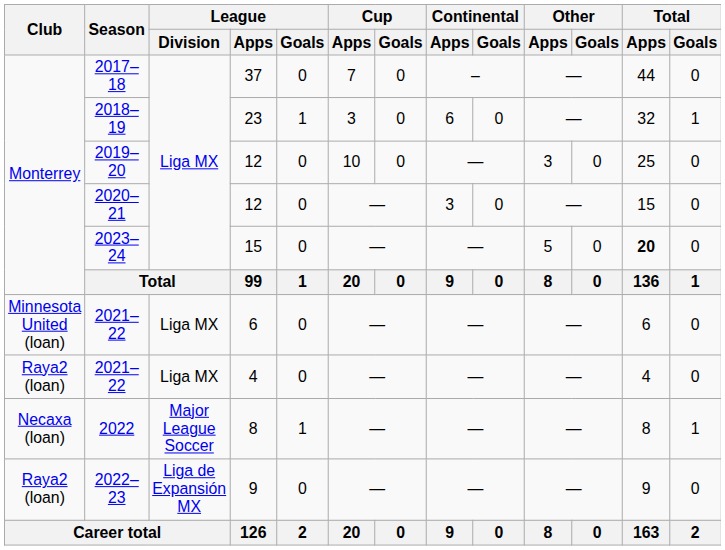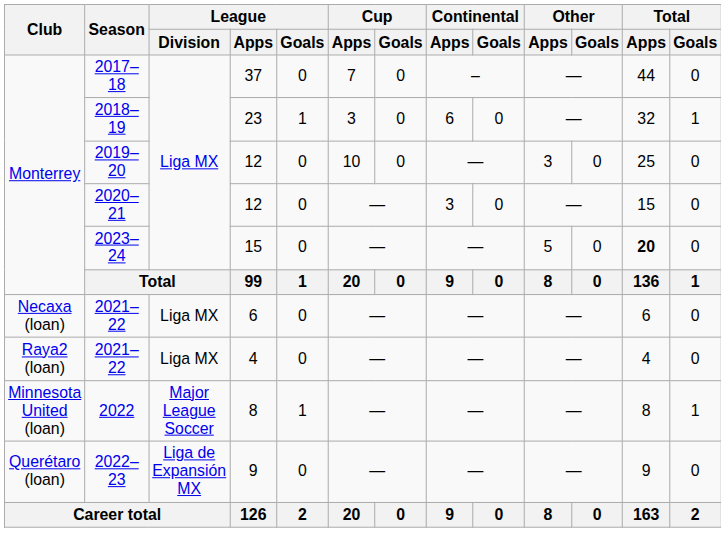(45, 324) Minnesota United (loan) -> (45, 316) Necaxa (loan)
(45, 428) Necaxa (loan) -> (45, 410) Minnesota United (loan)
(45, 489) Raya2 (loan) -> (45, 471) Querétaro (loan)
